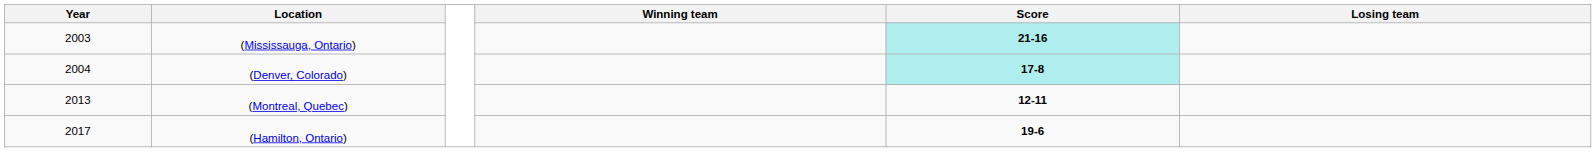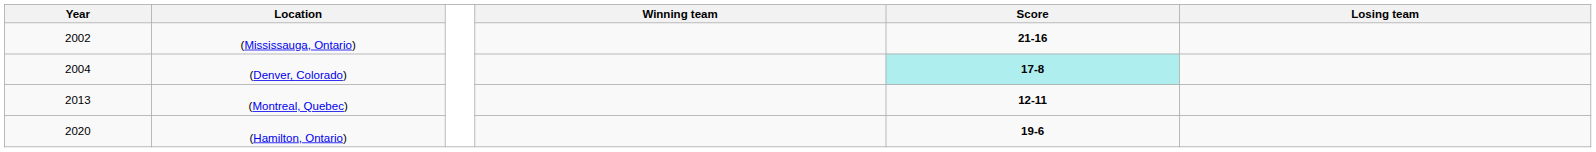(78, 38) 2003 -> (78, 38) 2002
(1033, 38) paleturquoise background -> (1033, 38) no background
(78, 131) 2017 -> (78, 131) 2020
